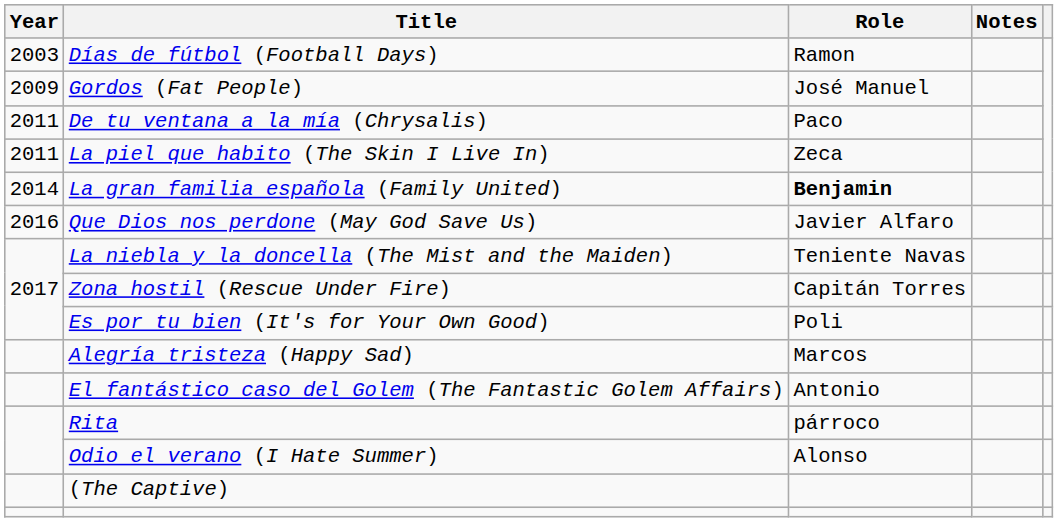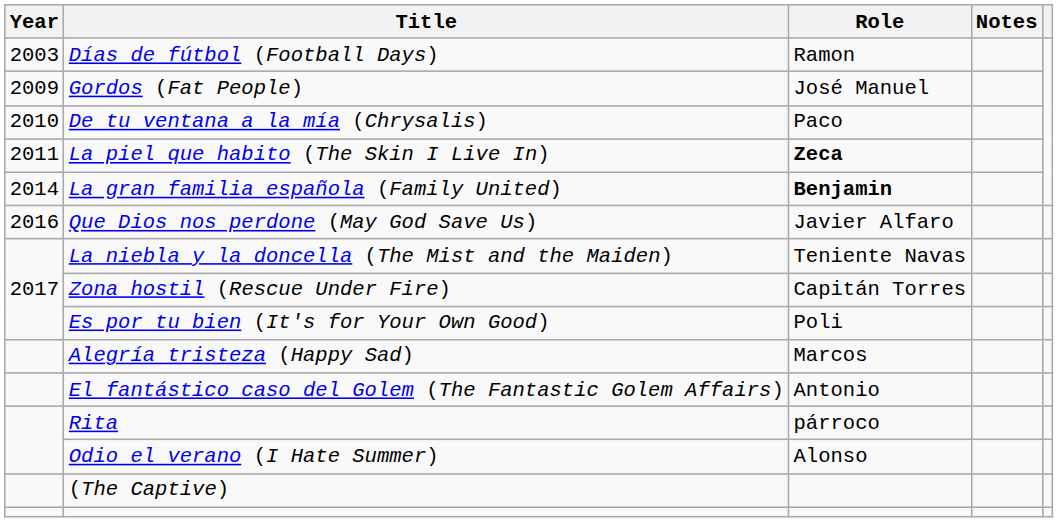(34, 122) 2011 -> (34, 122) 2010
(818, 155) normal -> (818, 155) bold
